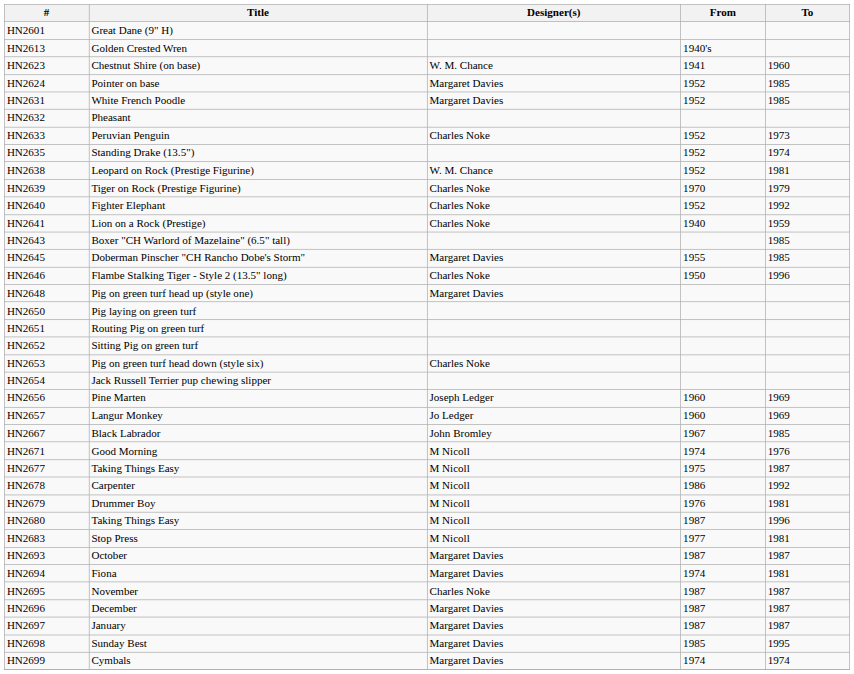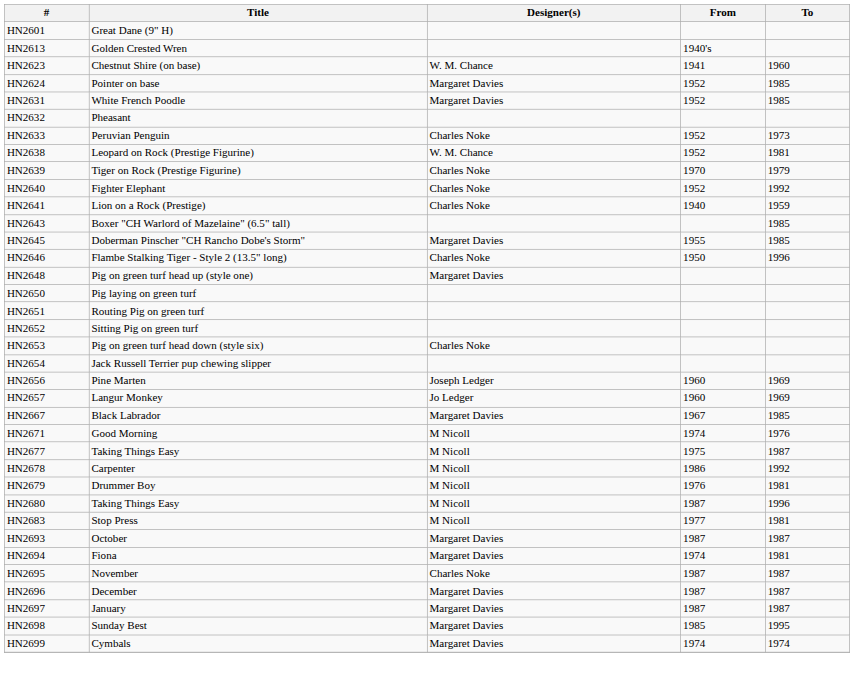- row: (26, 153)
(461, 433) John Bromley -> (466, 415) Margaret Davies
